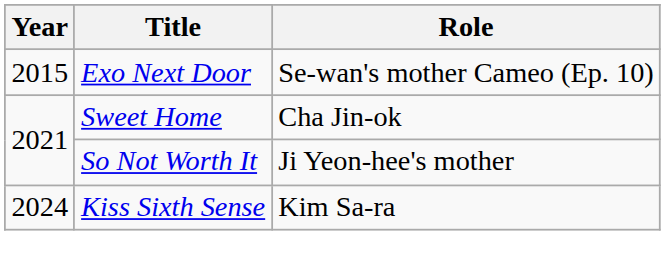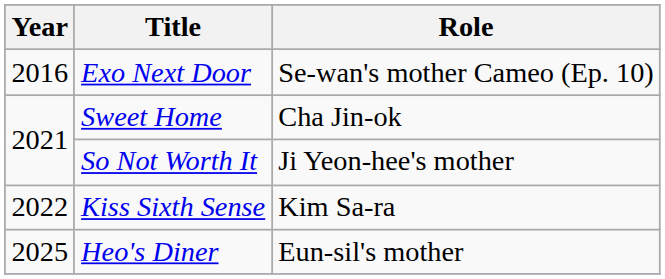(40, 71) 2015 -> (40, 71) 2016
(40, 206) 2024 -> (40, 206) 2022
+ row: (150, 251)
